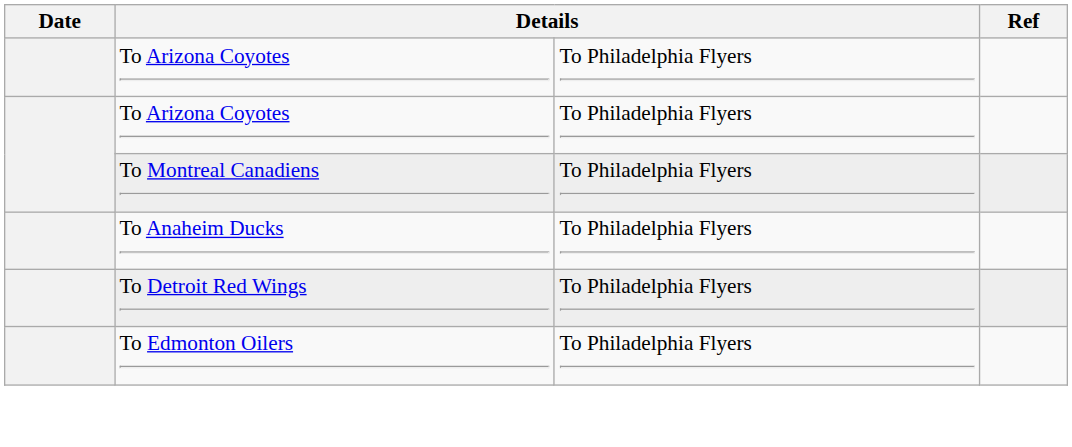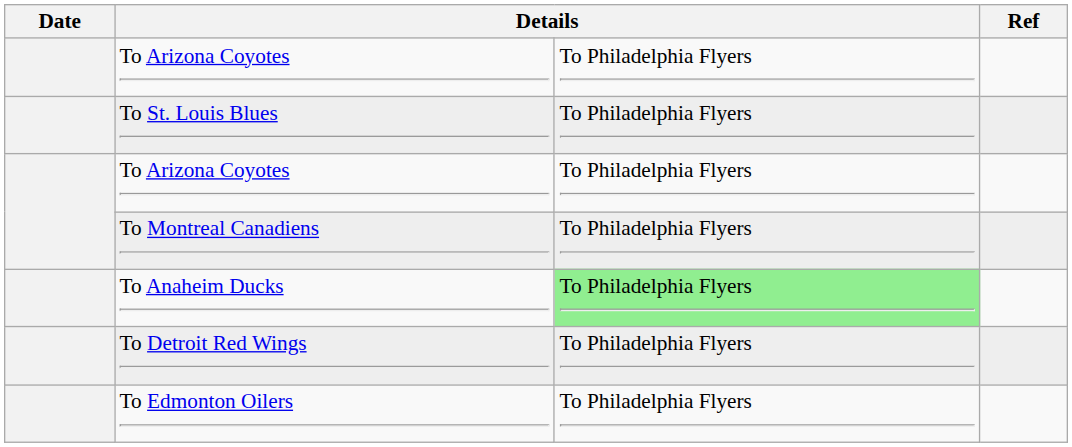+ row: (60, 125)
(767, 235) no background -> (767, 293) lightgreen background
